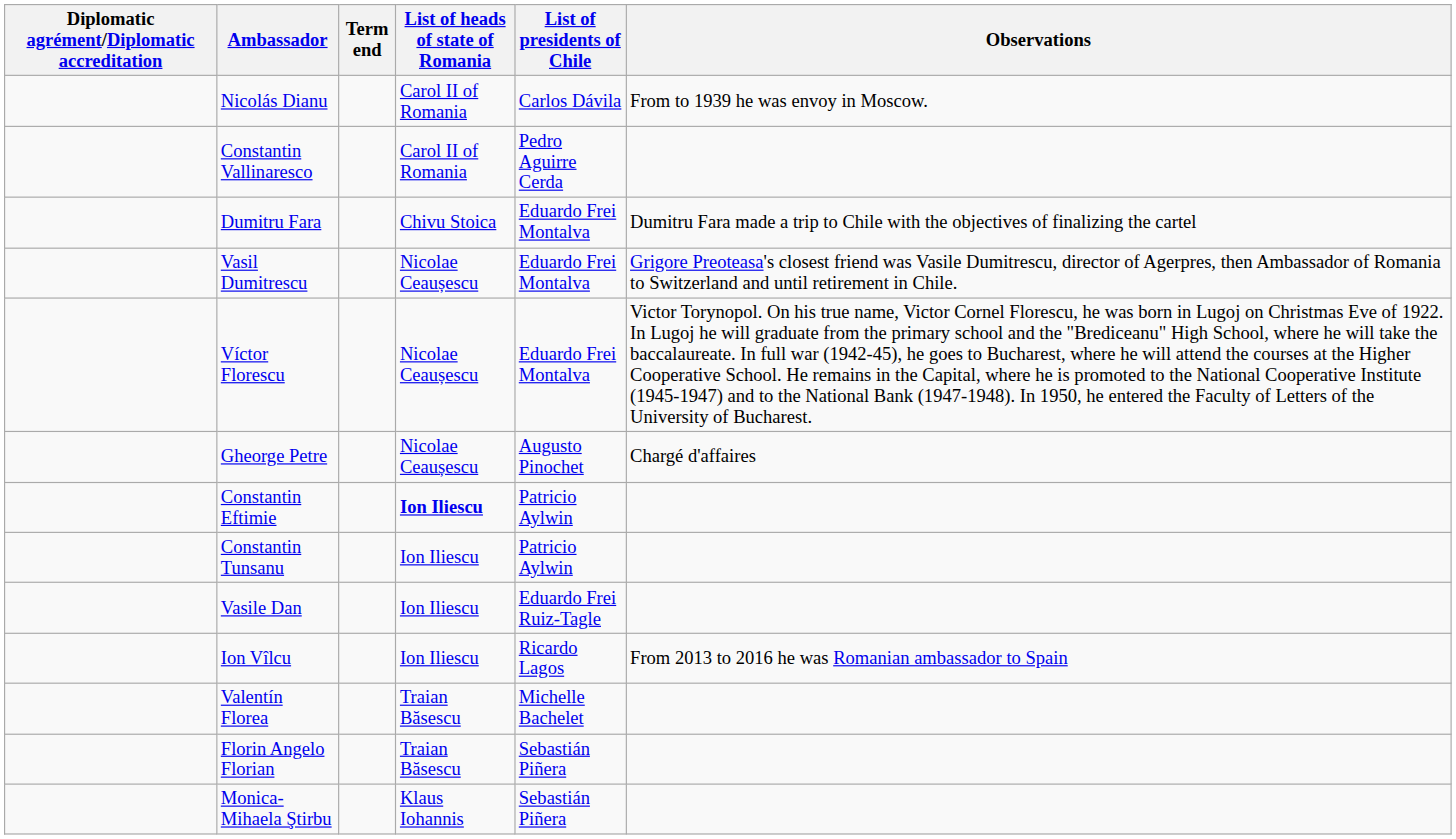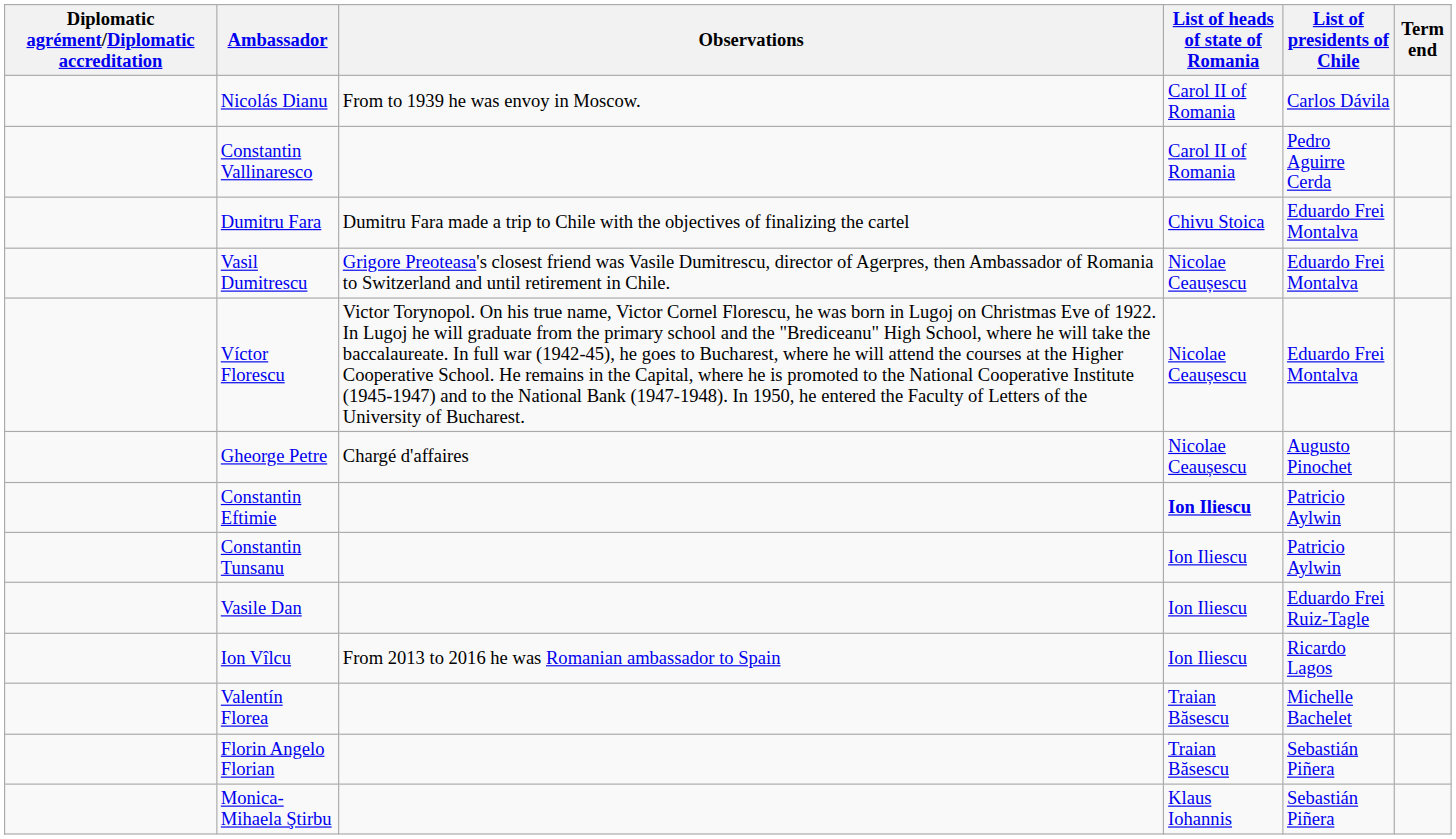columns swapped: (1038, 40) <-> (367, 40)
